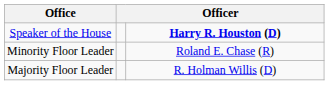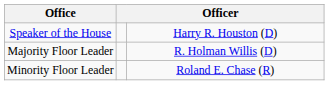(225, 32) bold -> (225, 32) normal
rows swapped: (60, 70) <-> (60, 51)
